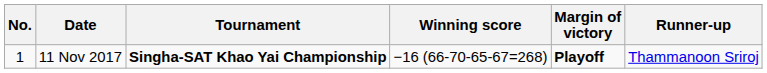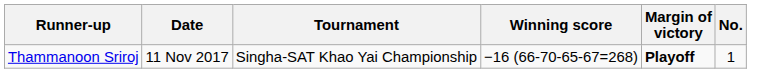columns swapped: (20, 25) <-> (694, 25)
(258, 57) bold -> (356, 57) normal
